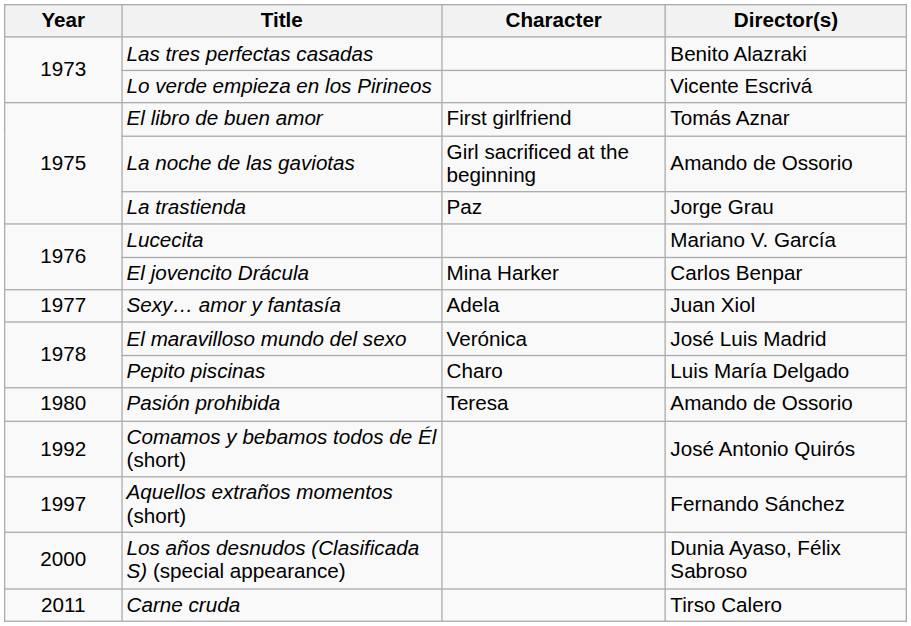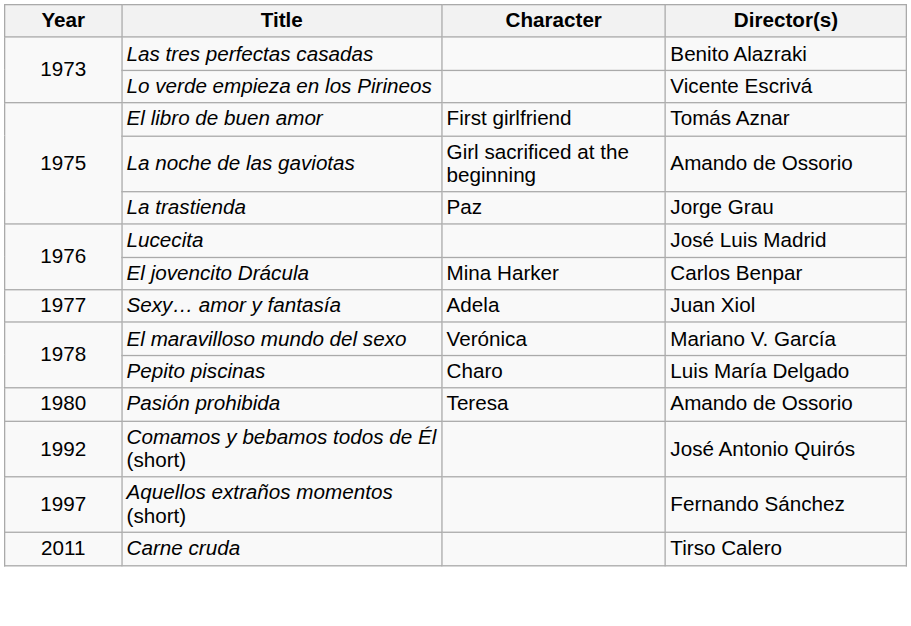(753, 240) Mariano V. García -> (748, 240) José Luis Madrid
(748, 338) José Luis Madrid -> (753, 338) Mariano V. García
- row: (273, 560)
